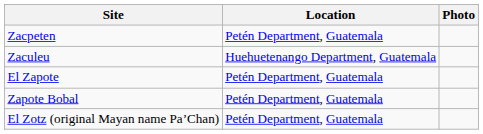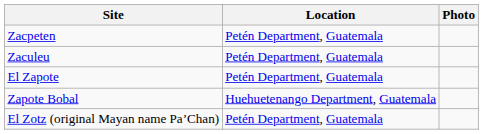(331, 56) Huehuetenango Department, Guatemala -> (304, 56) Petén Department, Guatemala
(304, 98) Petén Department, Guatemala -> (331, 98) Huehuetenango Department, Guatemala
